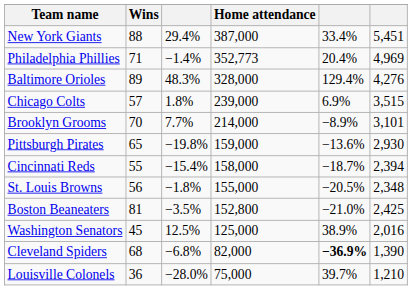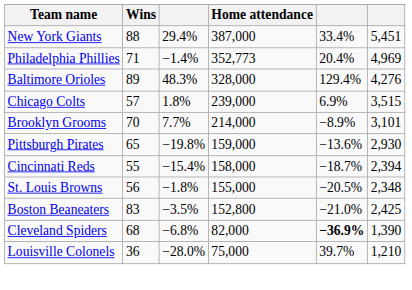(135, 209) 81 -> (133, 209) 83
- row: (65, 230)
